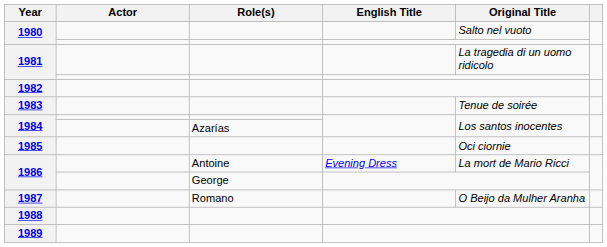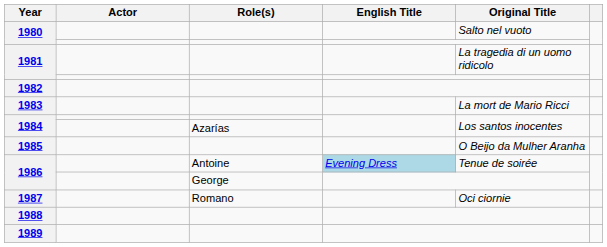(498, 105) Tenue de soirée -> (514, 105) La mort de Mario Ricci
(485, 145) Oci ciornie -> (522, 145) O Beijo da Mulher Aranha
(361, 163) no background -> (361, 163) lightblue background
(514, 163) La mort de Mario Ricci -> (498, 163) Tenue de soirée
(522, 198) O Beijo da Mulher Aranha -> (485, 198) Oci ciornie
